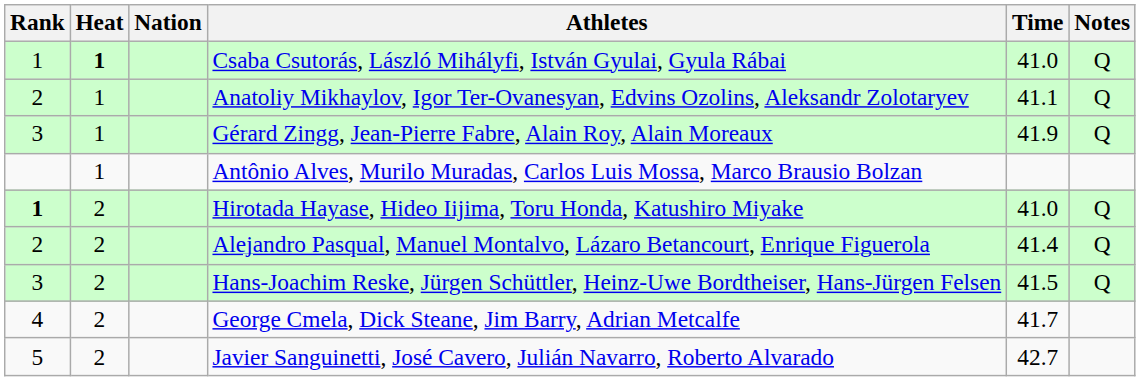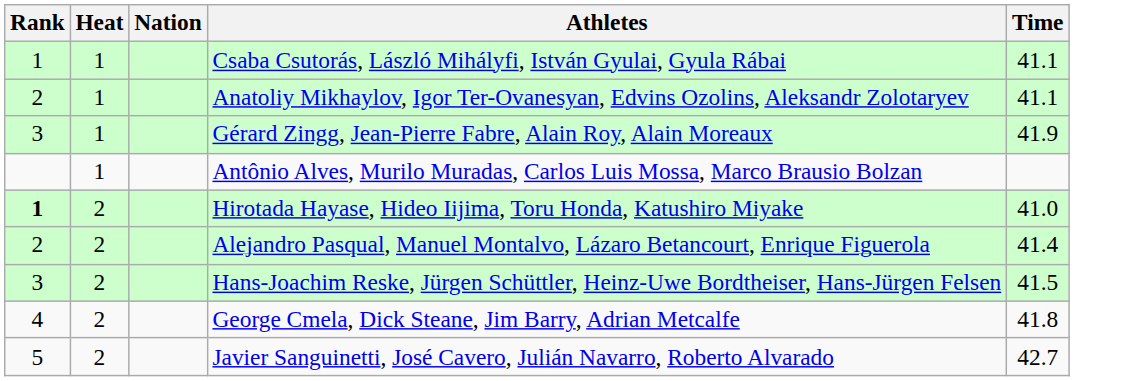- column: (1102, 23)
(99, 60) bold -> (99, 60) normal
(1038, 60) 41.0 -> (1038, 60) 41.1
(1038, 319) 41.7 -> (1038, 319) 41.8
